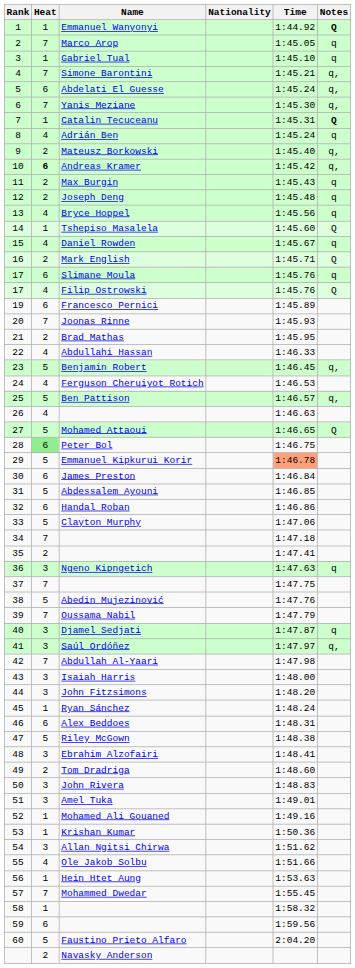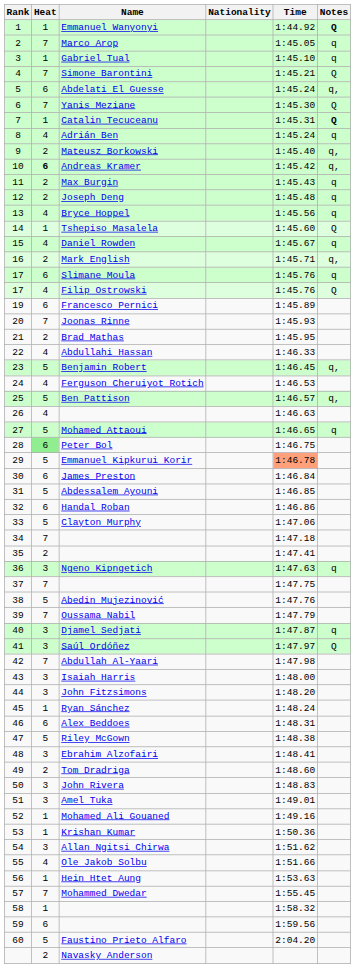(334, 74) q, -> (334, 74) Q
(334, 105) q, -> (334, 105) Q
(334, 260) Q -> (334, 260) q,
(334, 430) Q -> (334, 430) q
(334, 646) q, -> (334, 646) Q
